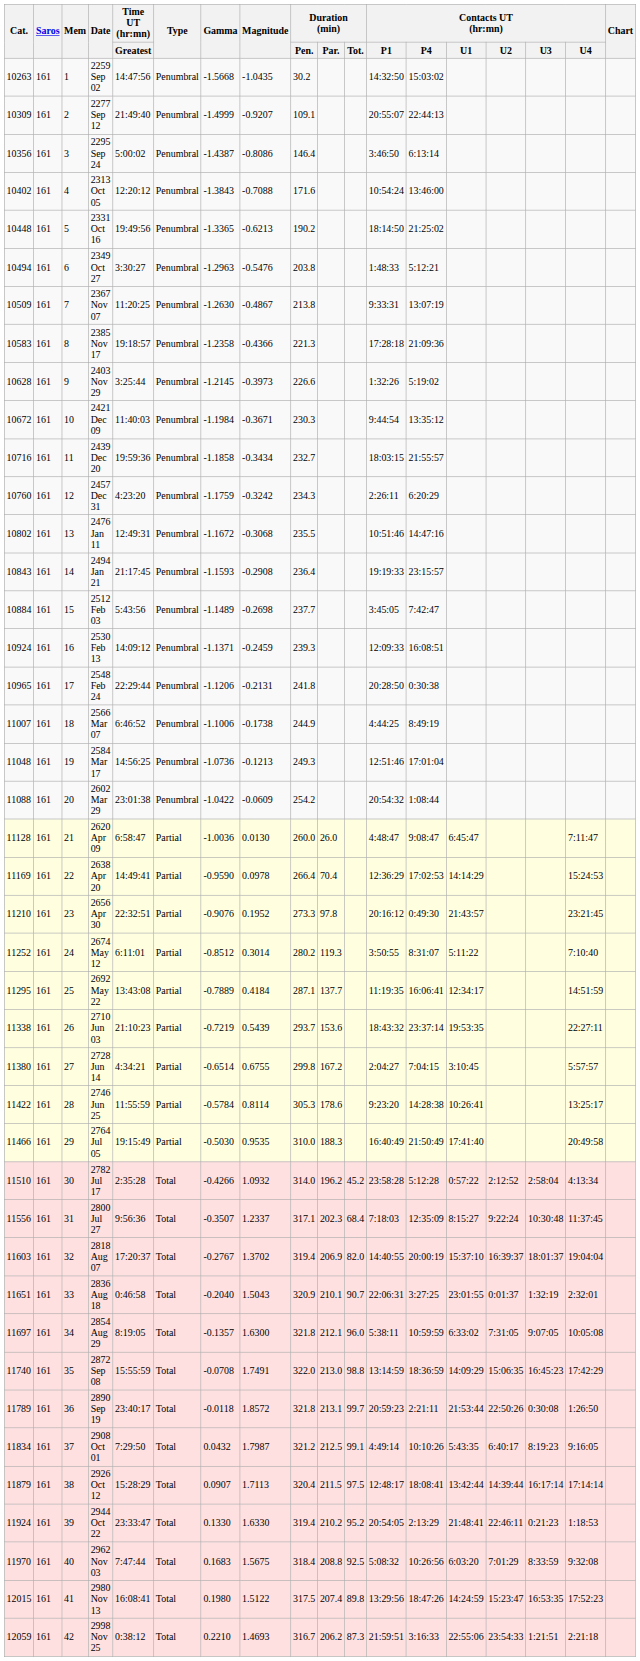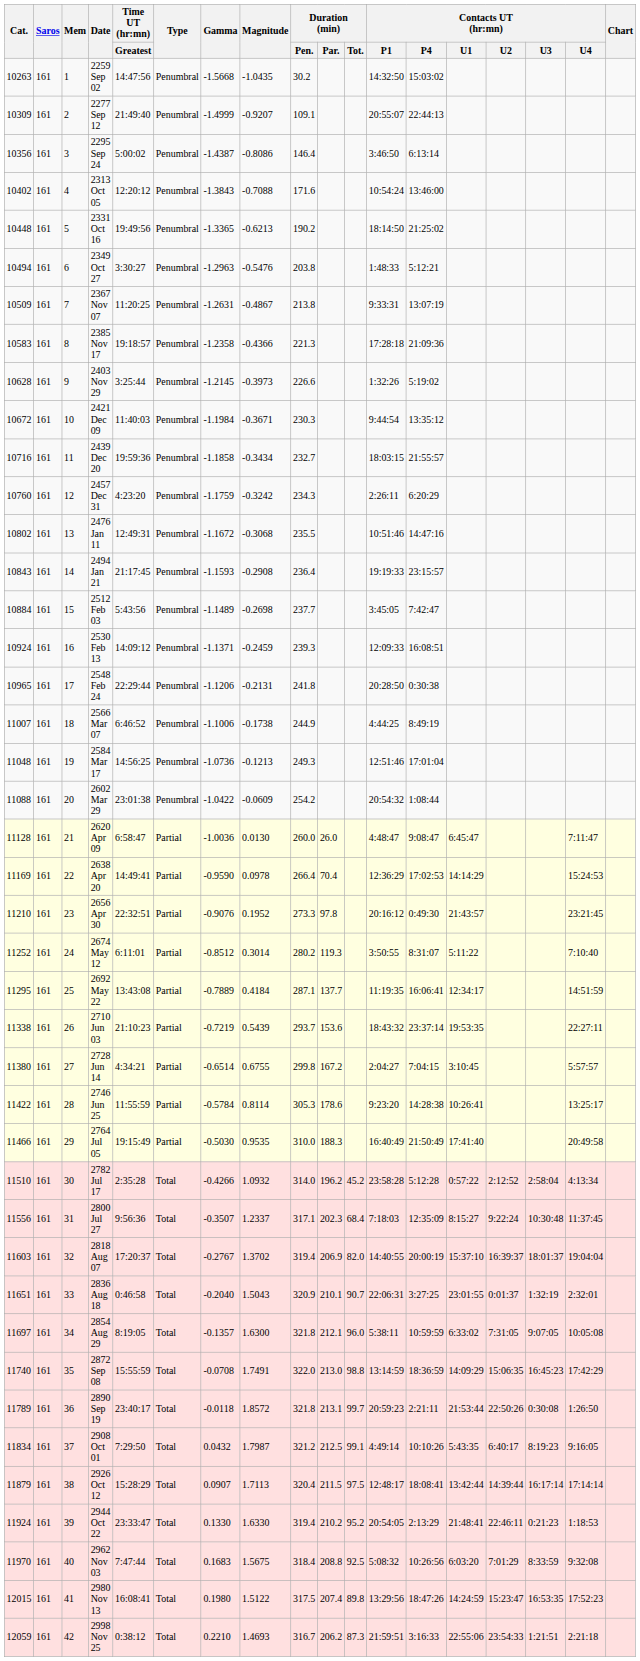(219, 305) -1.2630 -> (219, 305) -1.2631
